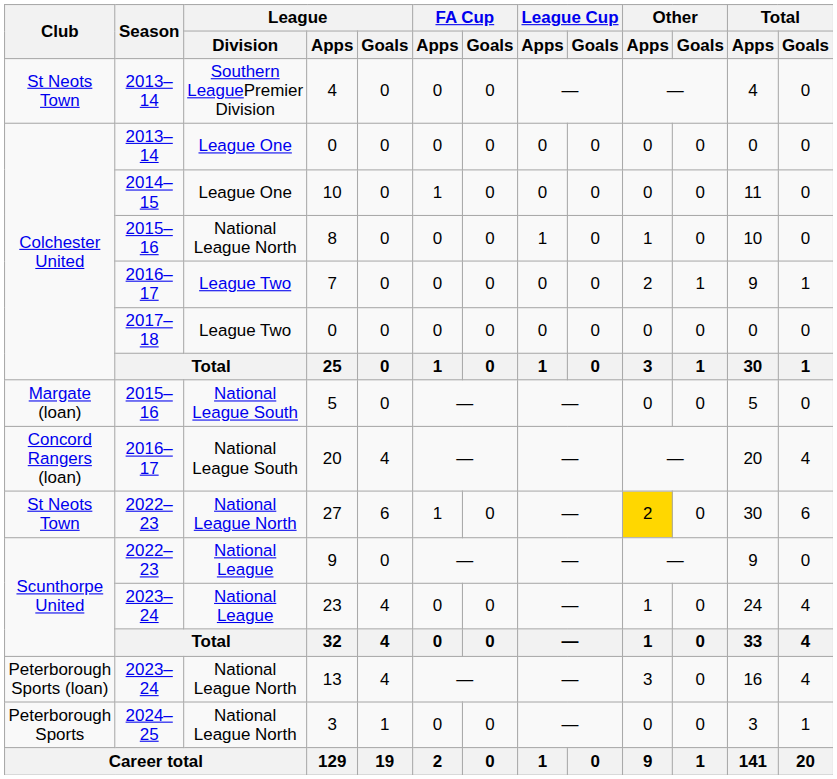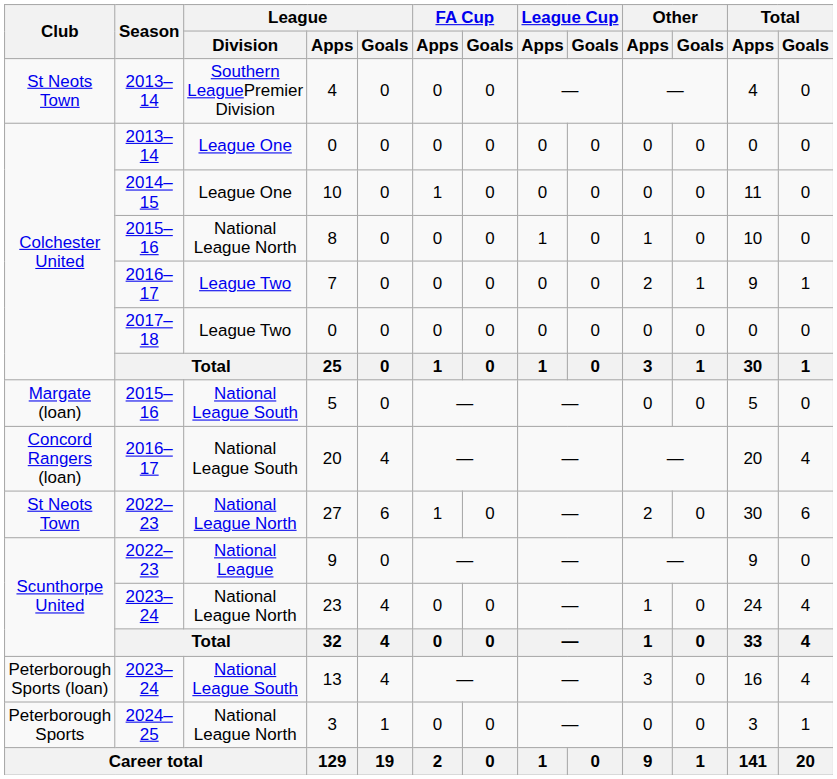(648, 514) gold background -> (648, 514) no background
(245, 606) National League -> (245, 606) National League North
(245, 678) National League North -> (245, 678) National League South
